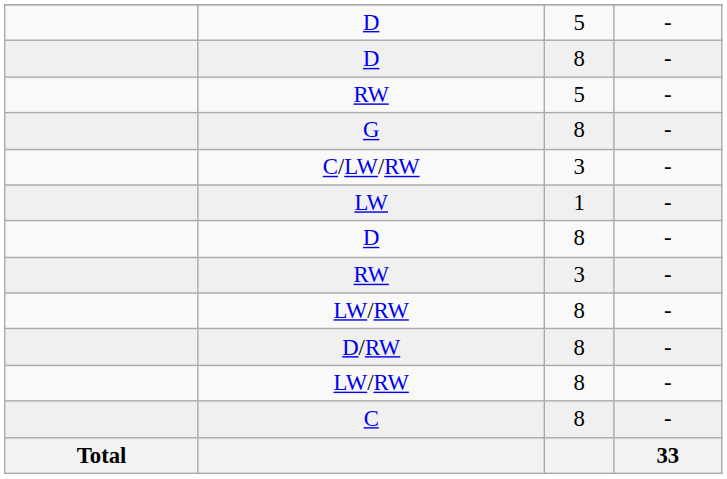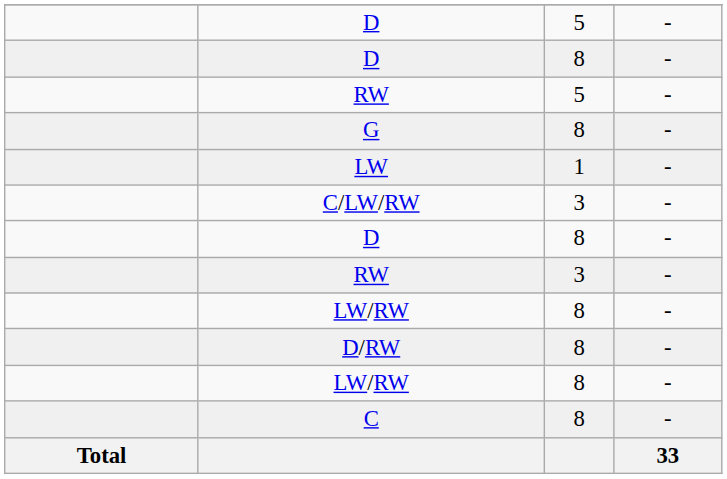rows swapped: (371, 166) <-> (371, 202)
